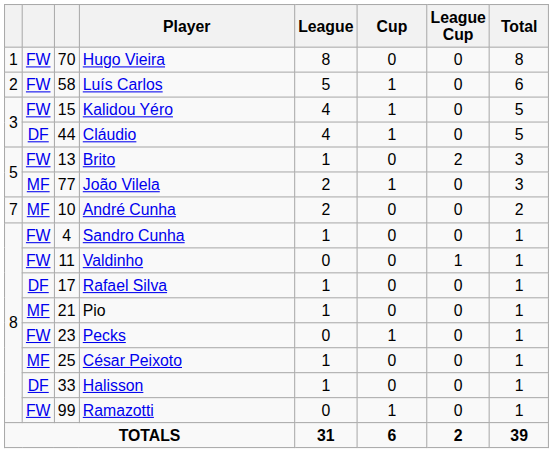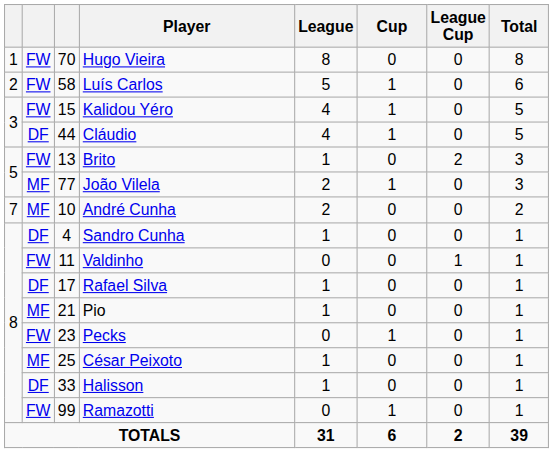(38, 235) FW -> (38, 235) DF
